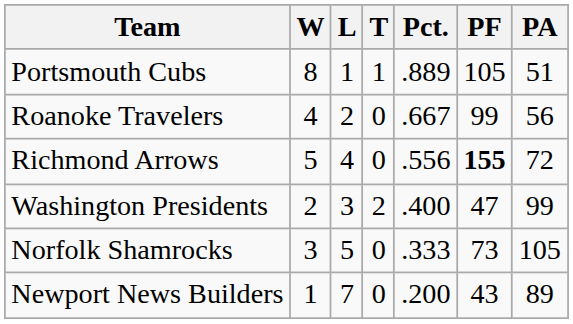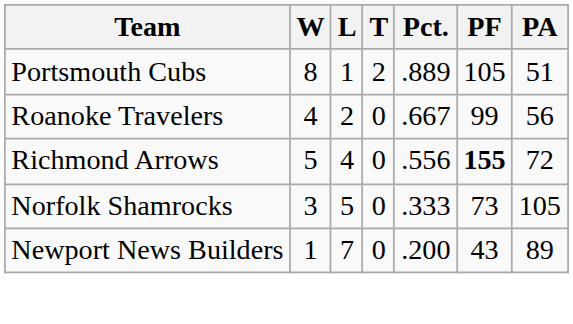(379, 71) 1 -> (379, 71) 2
- row: (140, 205)
